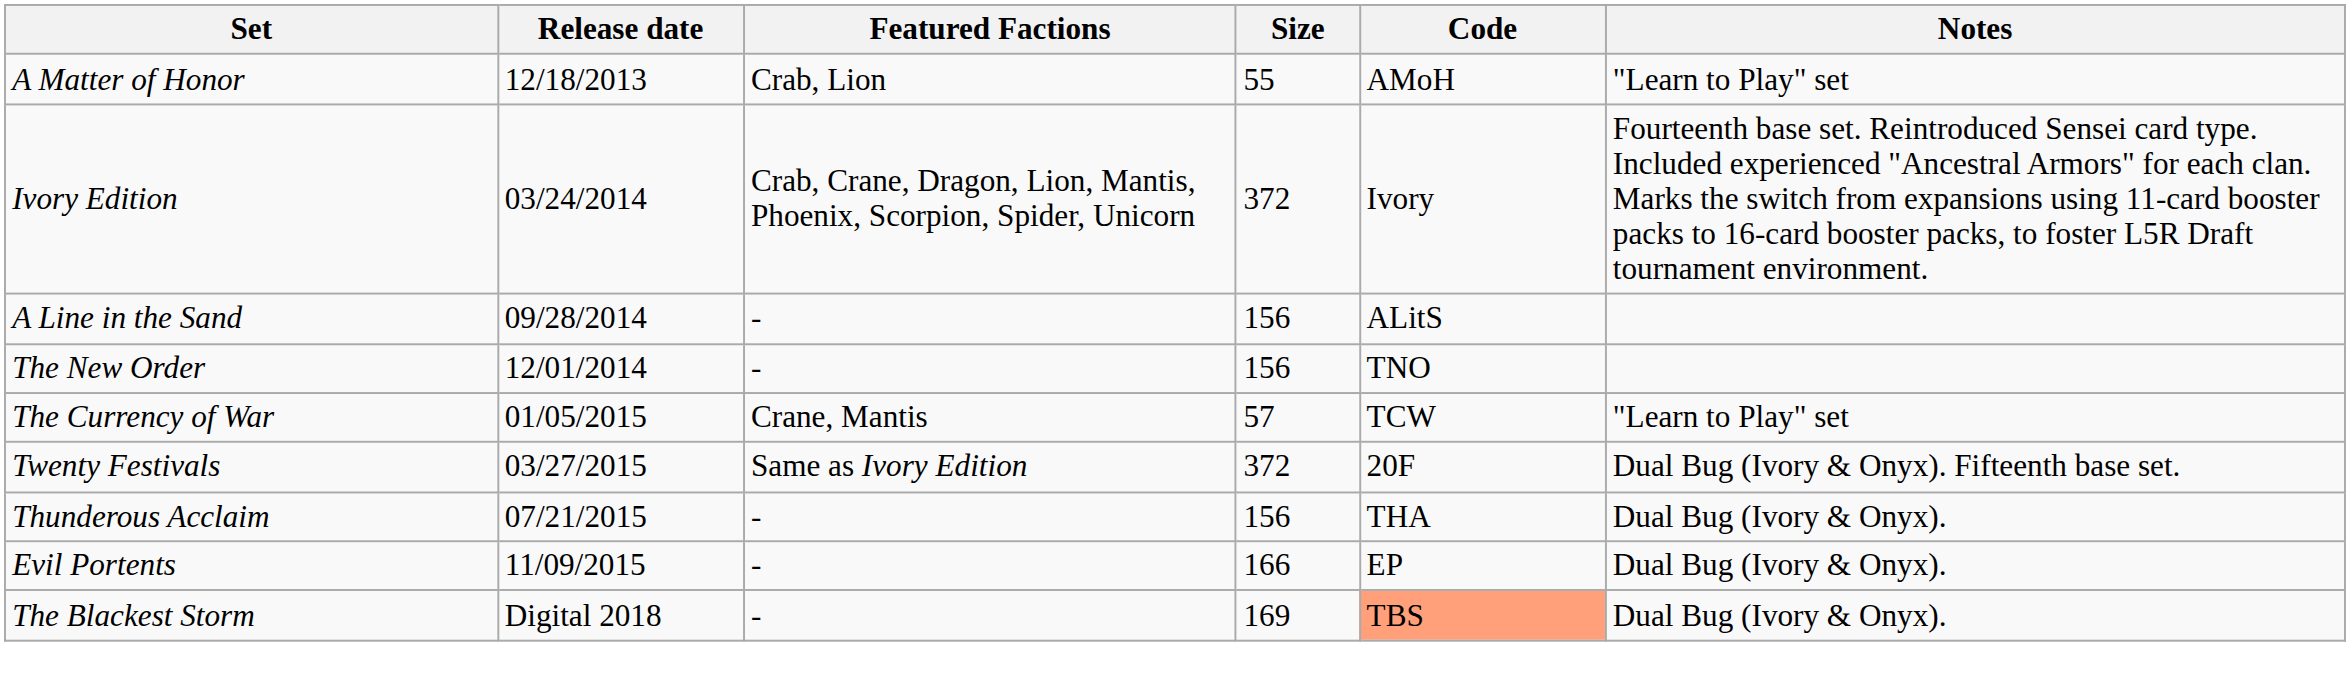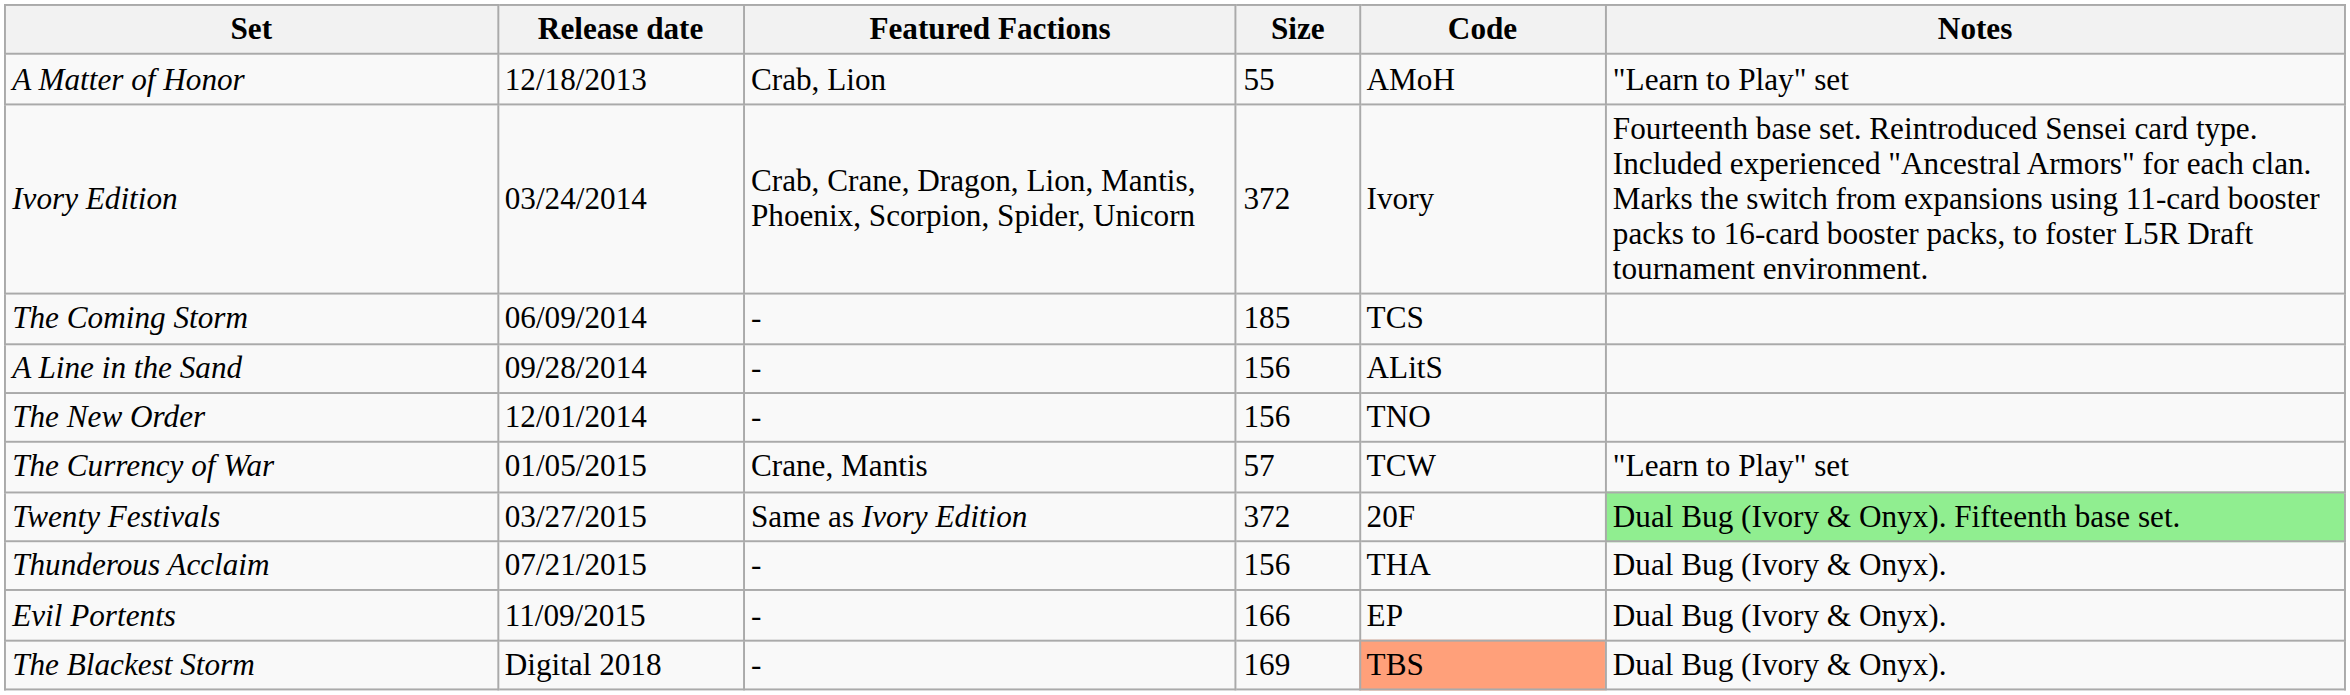+ row: (130, 318)
(1897, 466) no background -> (1897, 516) lightgreen background
